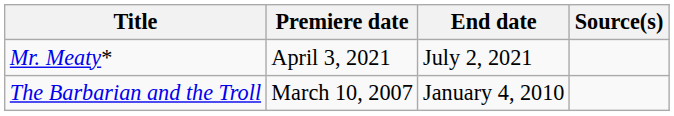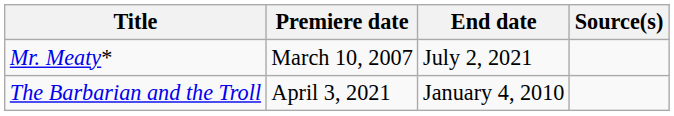(331, 57) April 3, 2021 -> (342, 57) March 10, 2007
(342, 92) March 10, 2007 -> (331, 92) April 3, 2021
